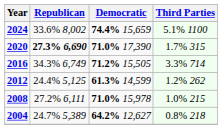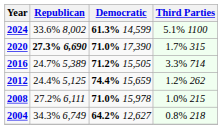(121, 30) 74.4% 15,659 -> (121, 30) 61.3% 14,599
(60, 64) 34.3% 6,749 -> (60, 64) 24.7% 5,389
(121, 81) 61.3% 14,599 -> (121, 81) 74.4% 15,659
(60, 115) 24.7% 5,389 -> (60, 115) 34.3% 6,749
